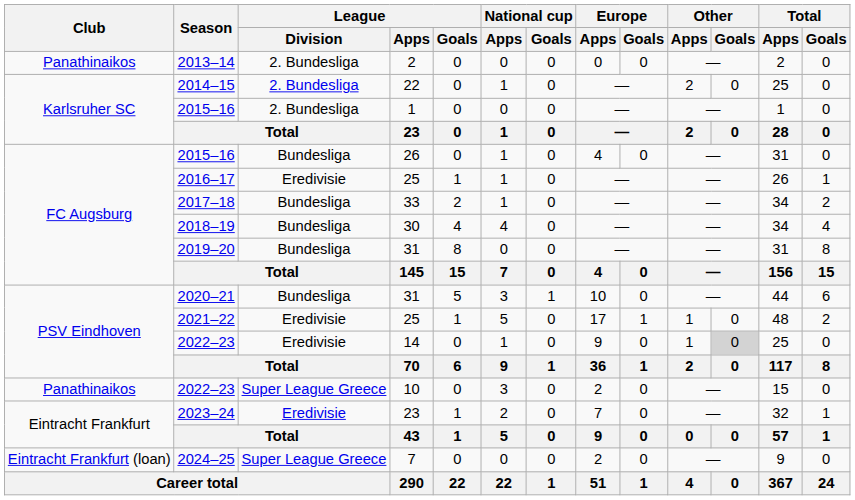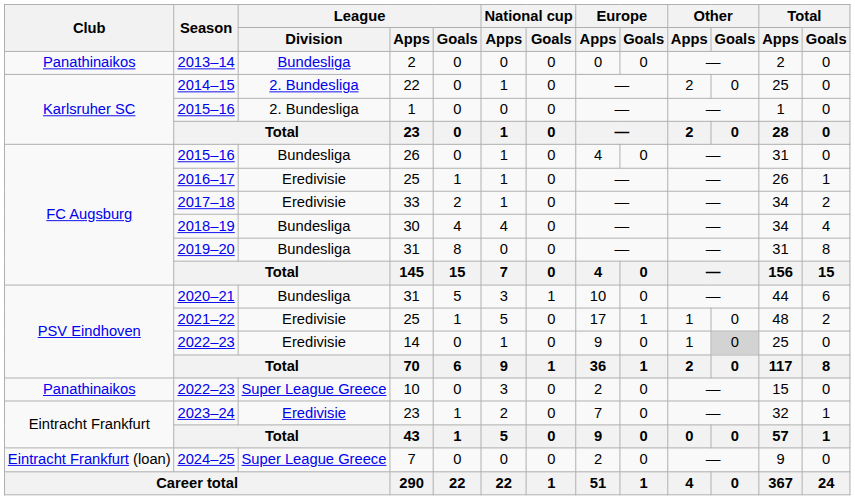(314, 62) 2. Bundesliga -> (314, 62) Bundesliga
(314, 202) Bundesliga -> (314, 202) Eredivisie
